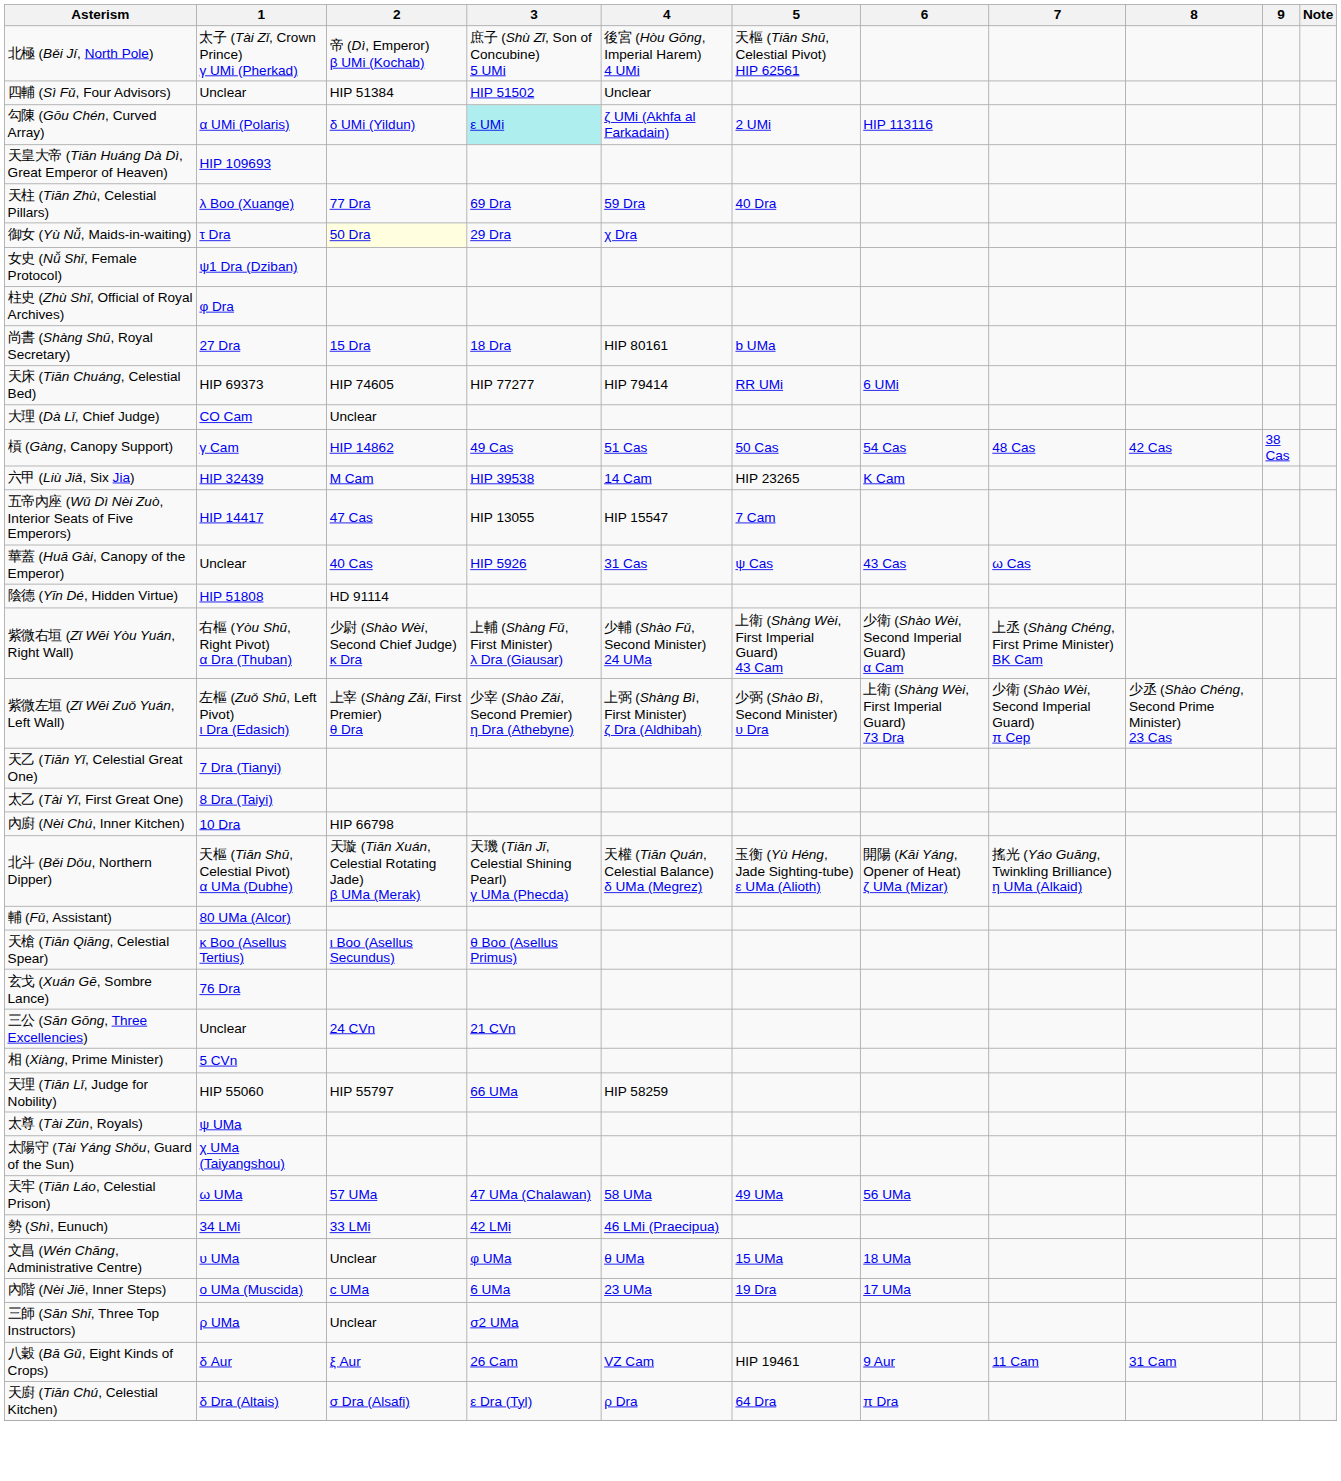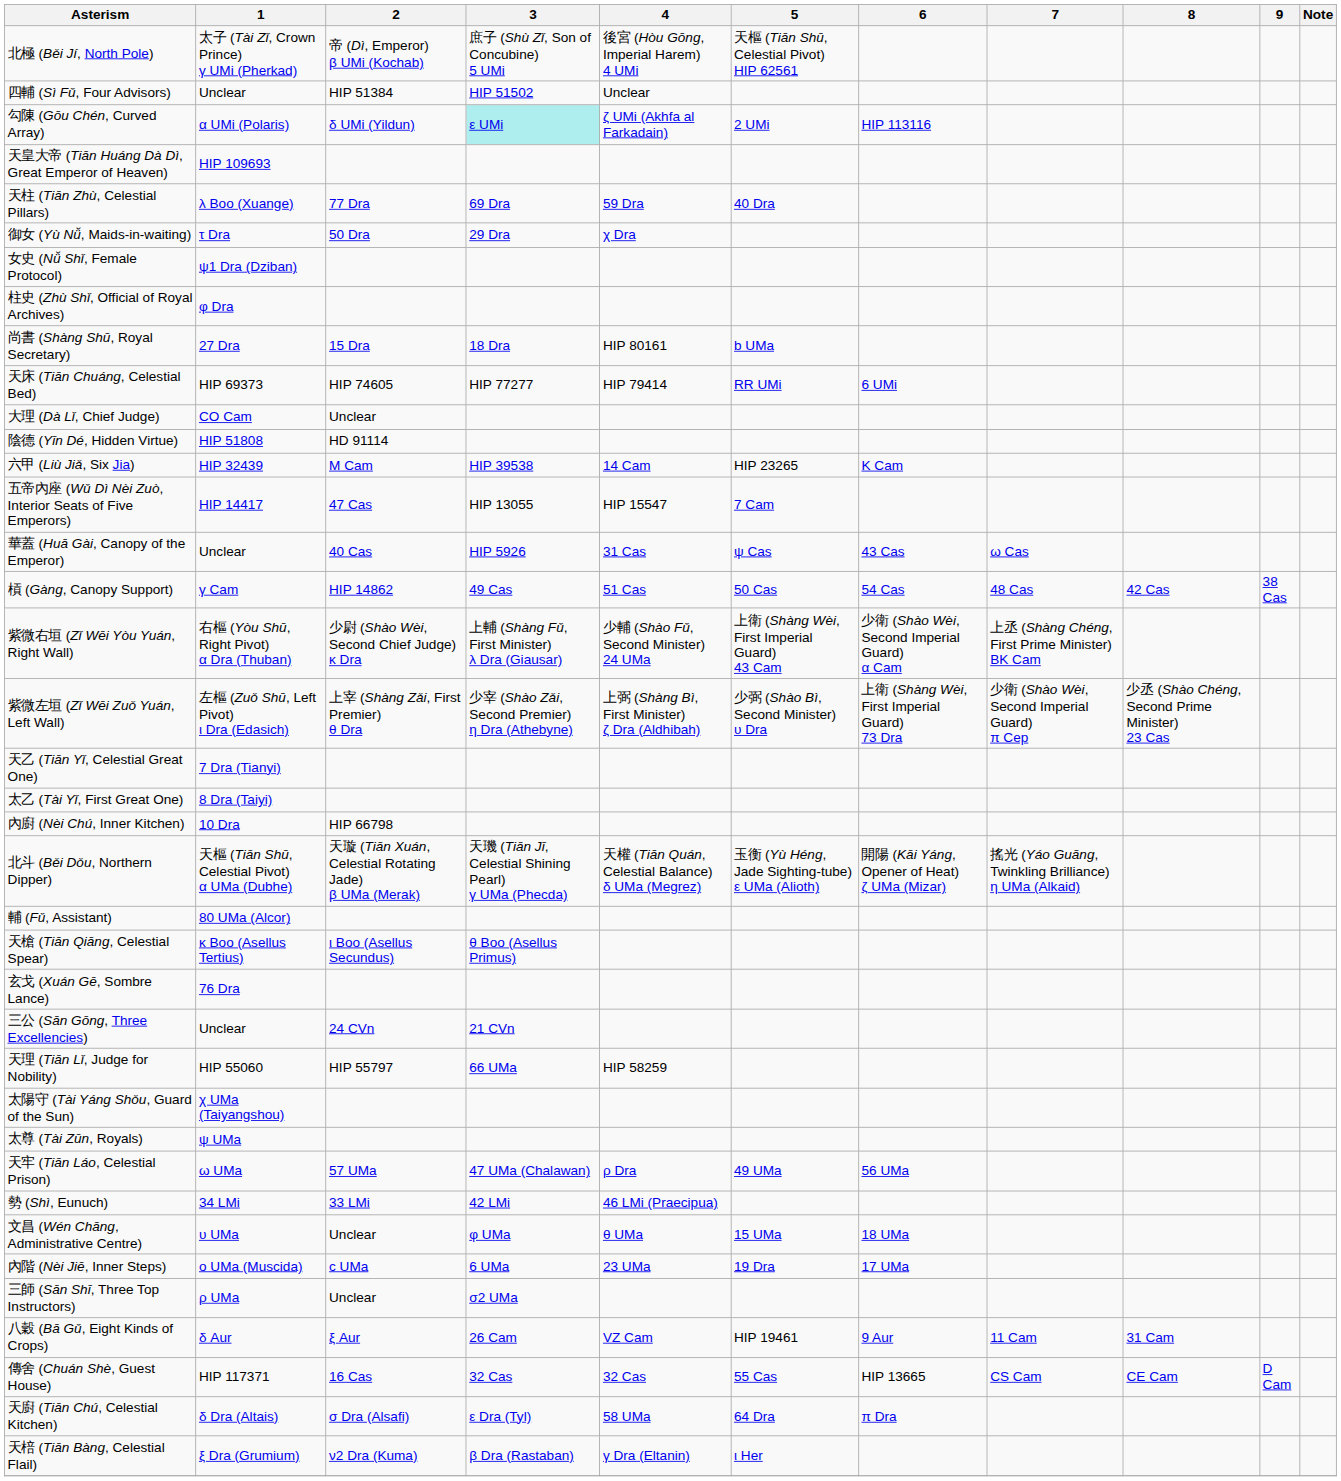(350, 235) lightyellow background -> (349, 235) no background
rows swapped: (93, 595) <-> (90, 447)
- row: (85, 1060)
rows swapped: (100, 1156) <-> (75, 1123)
(628, 1195) 58 UMa -> (620, 1171) ρ Dra
+ row: (81, 1377)
(621, 1401) ρ Dra -> (627, 1416) 58 UMa
+ row: (86, 1456)
